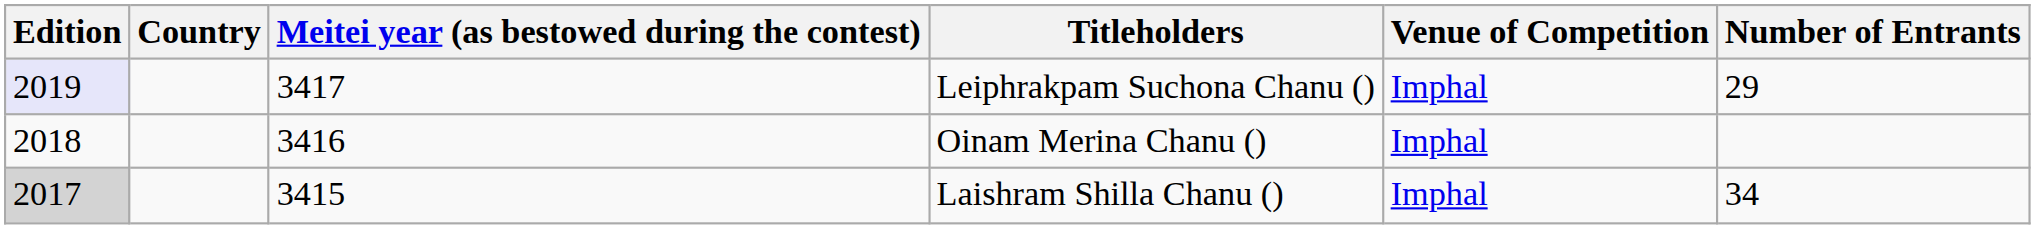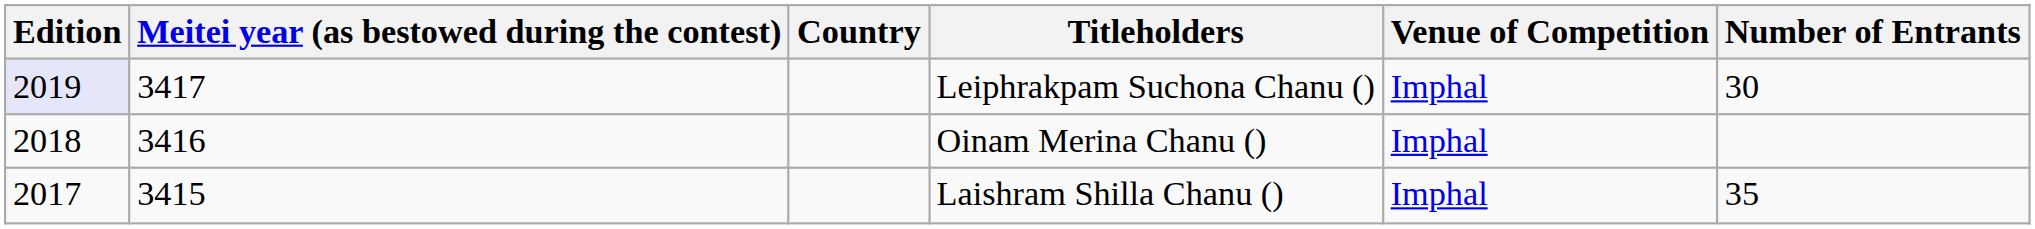columns swapped: (599, 31) <-> (199, 31)
(1742, 85) 29 -> (1742, 85) 30
(47, 194) lightgrey background -> (47, 194) no background
(1742, 194) 34 -> (1742, 194) 35
